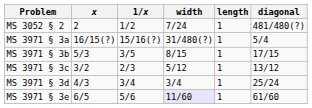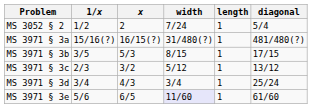columns swapped: (94, 11) <-> (141, 11)
(279, 26) 481/480(?) -> (261, 26) 5/4
(261, 40) 5/4 -> (279, 40) 481/480(?)
